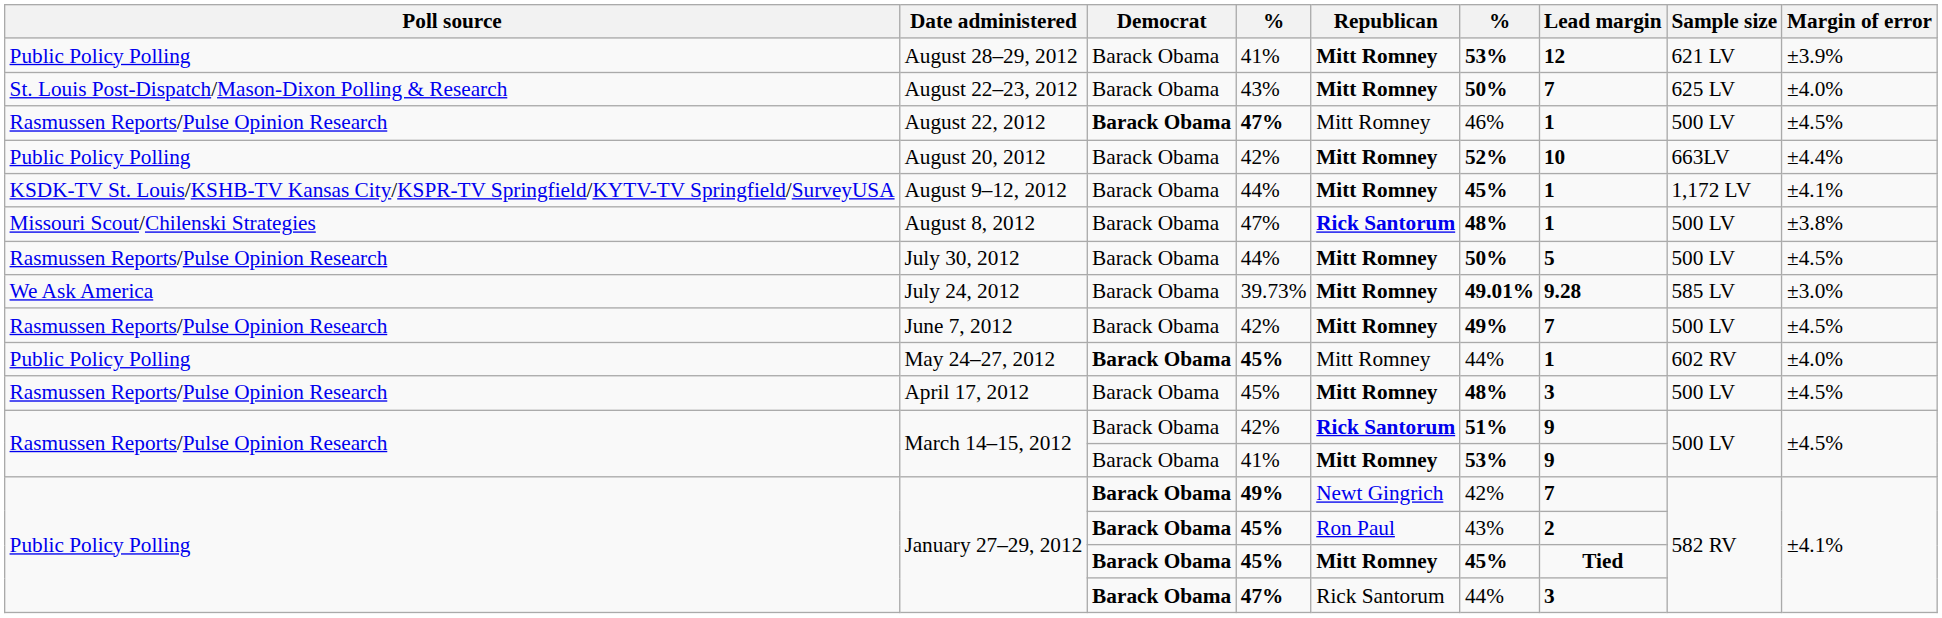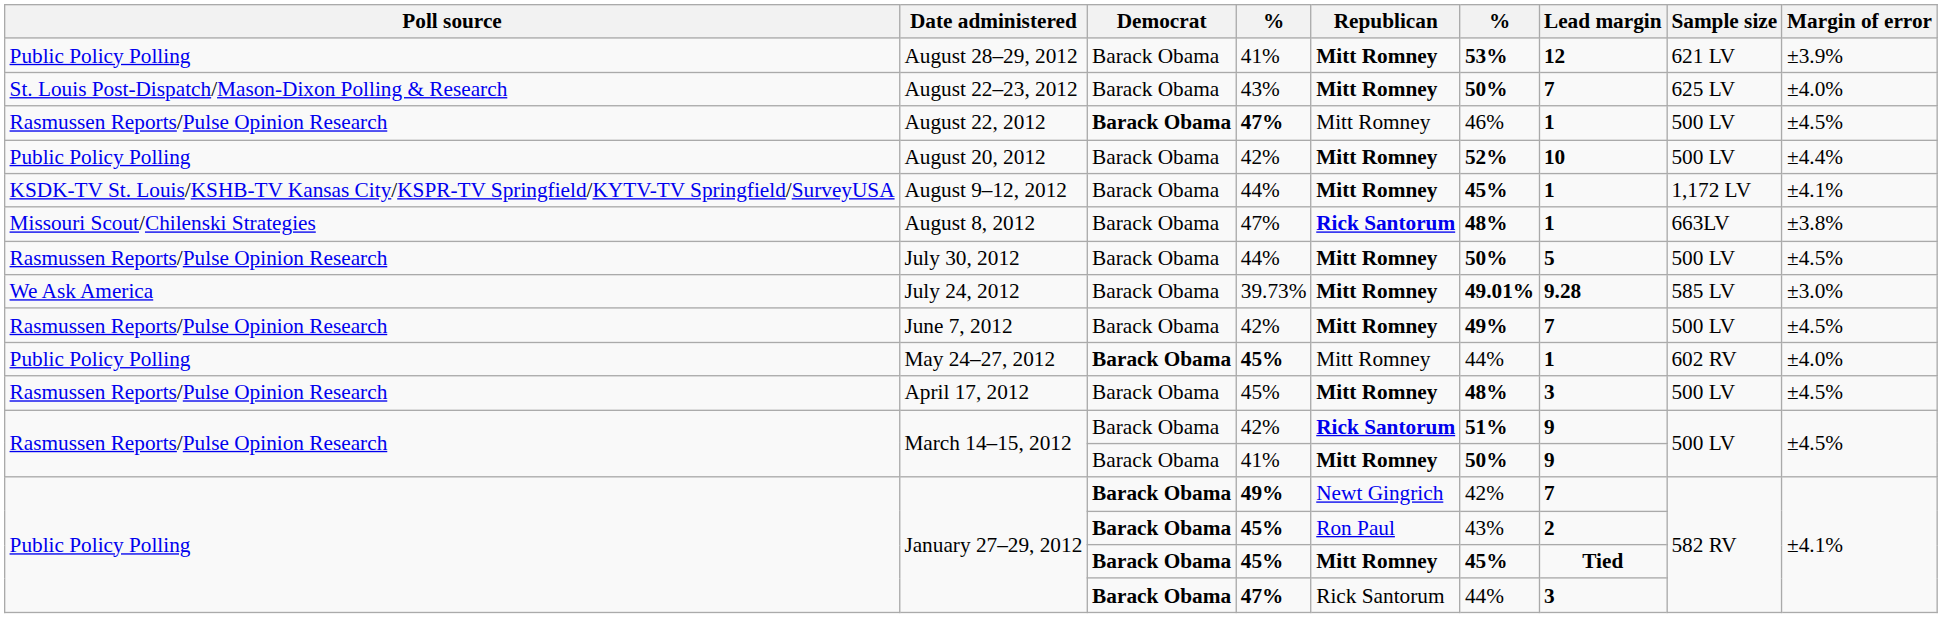(1701, 156) 663LV -> (1703, 156) 500 LV
(1703, 223) 500 LV -> (1701, 223) 663LV
(1486, 460) 53% -> (1486, 460) 50%
